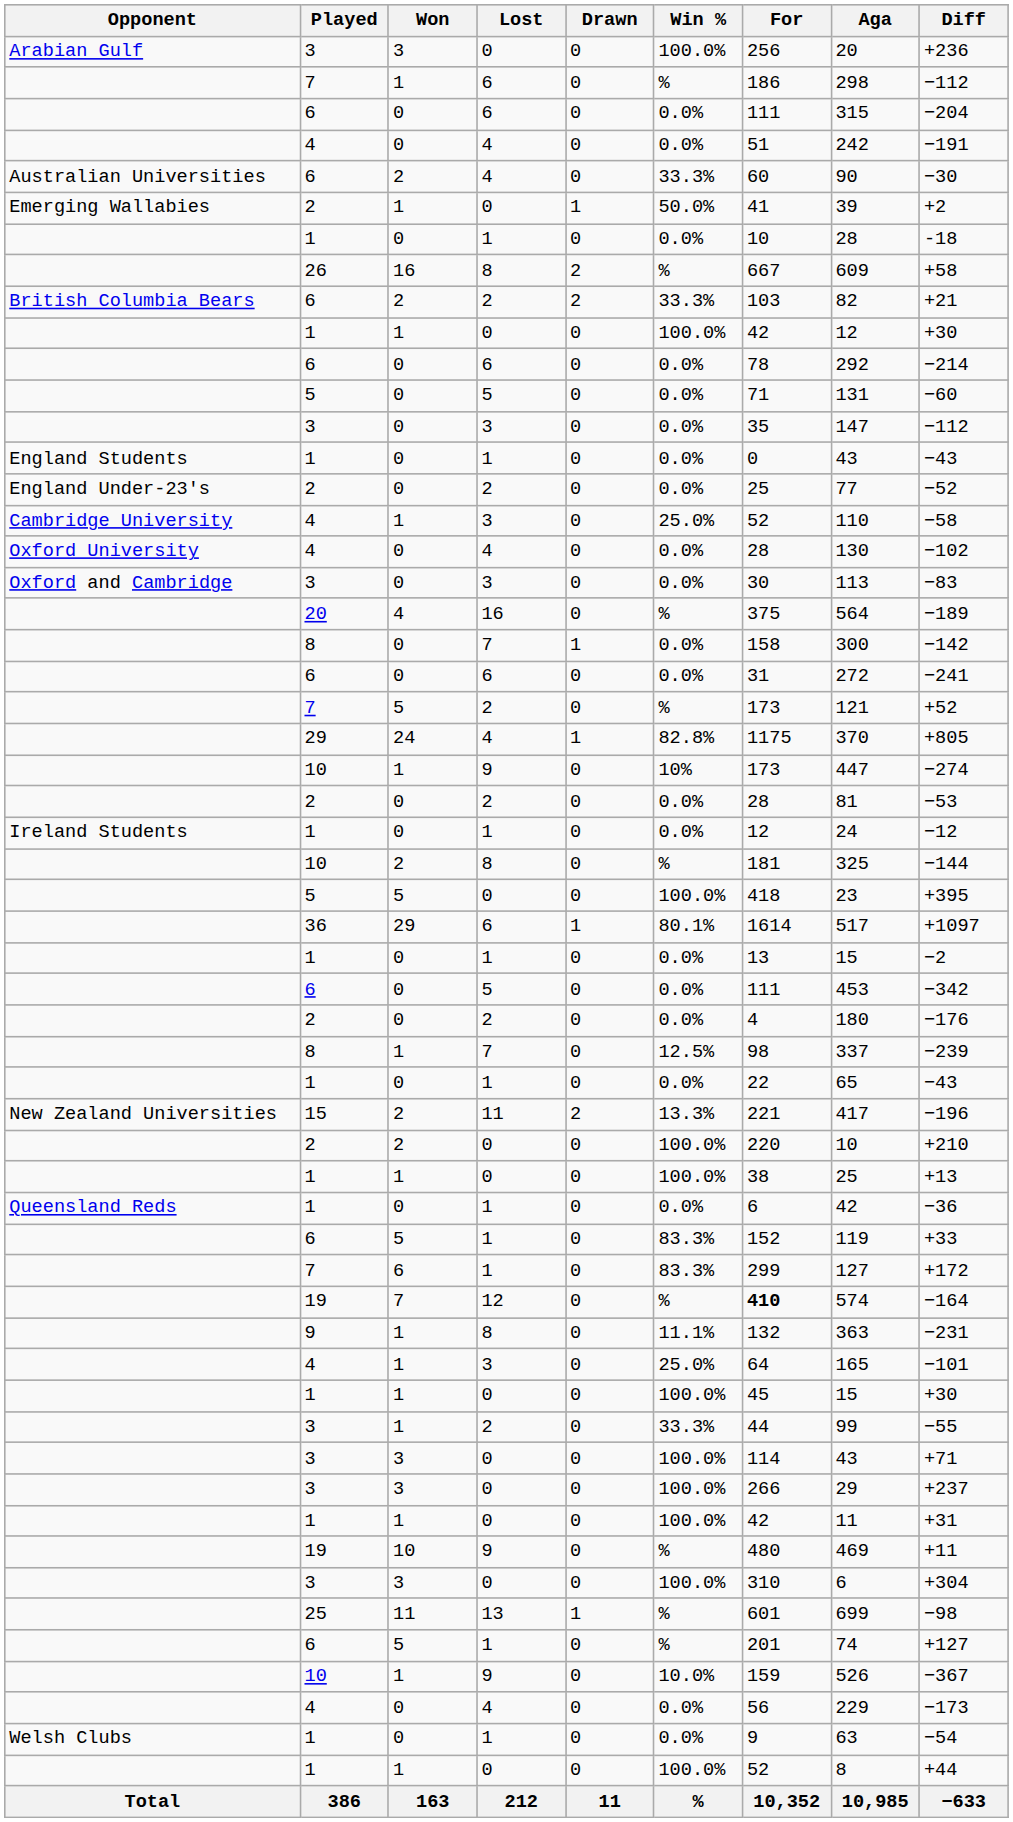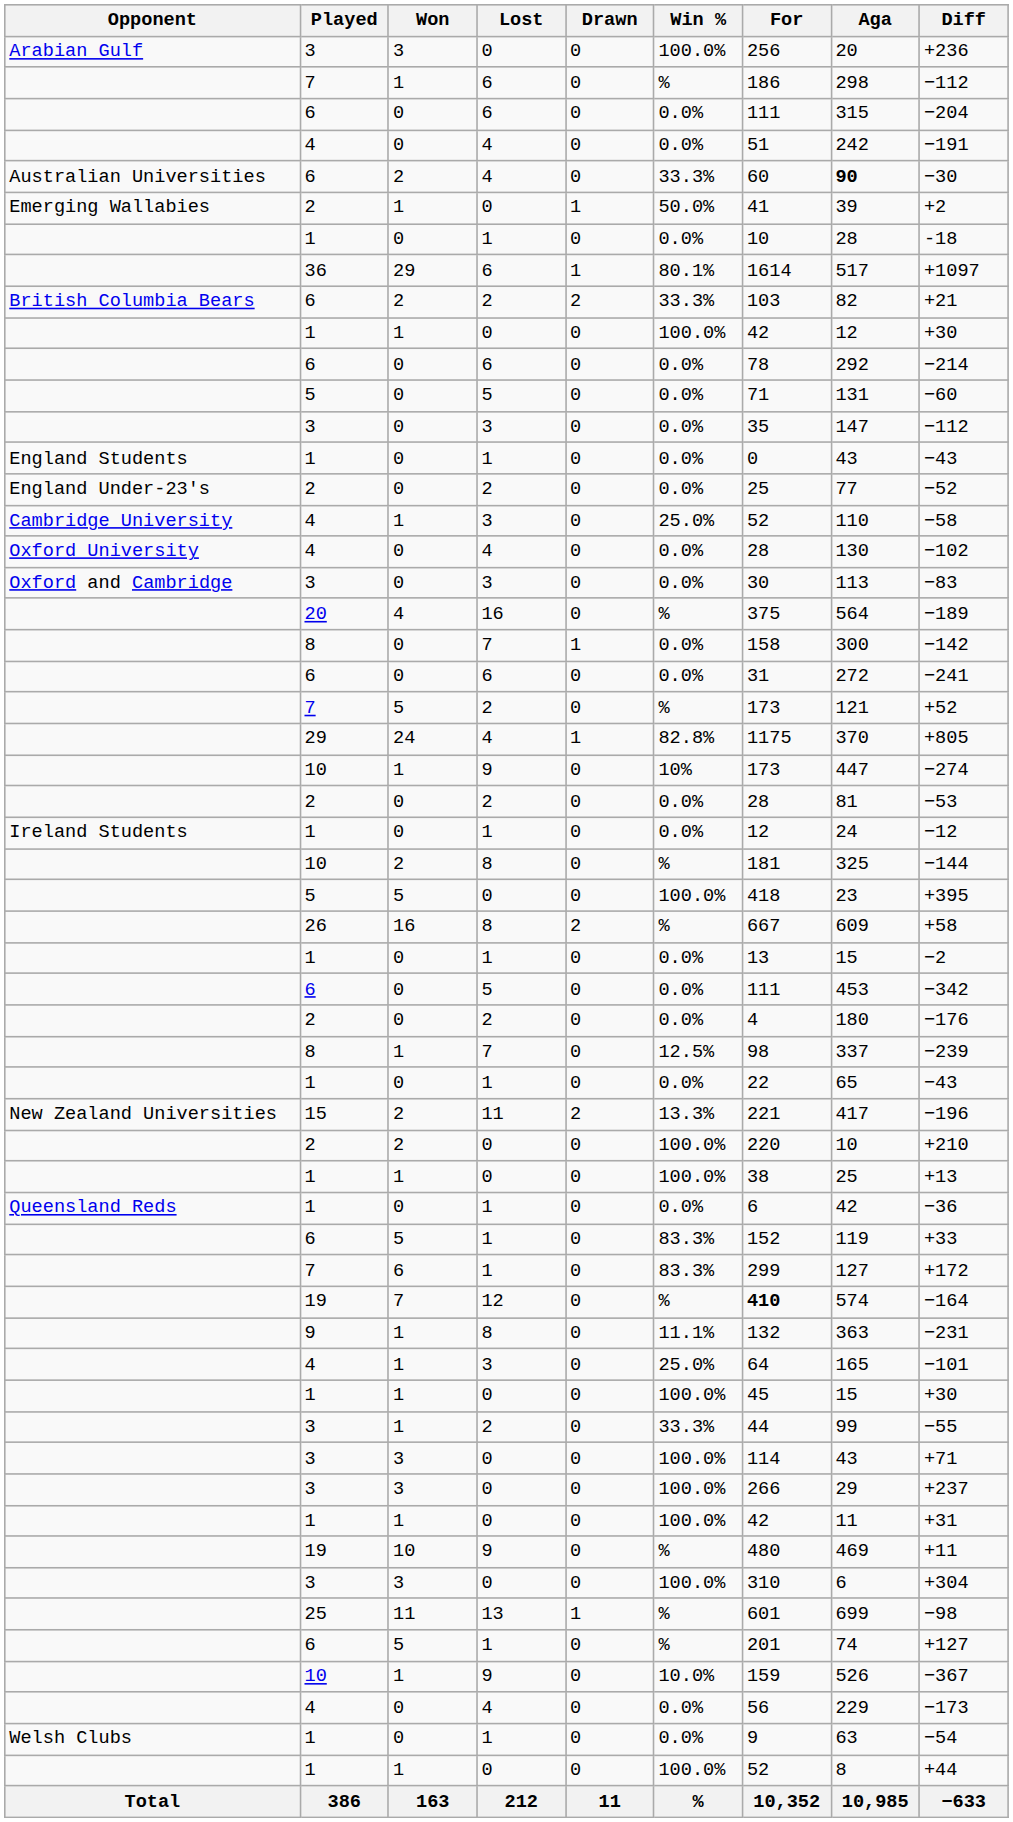(847, 176) normal -> (847, 176) bold
rows swapped: (316, 270) <-> (316, 926)
